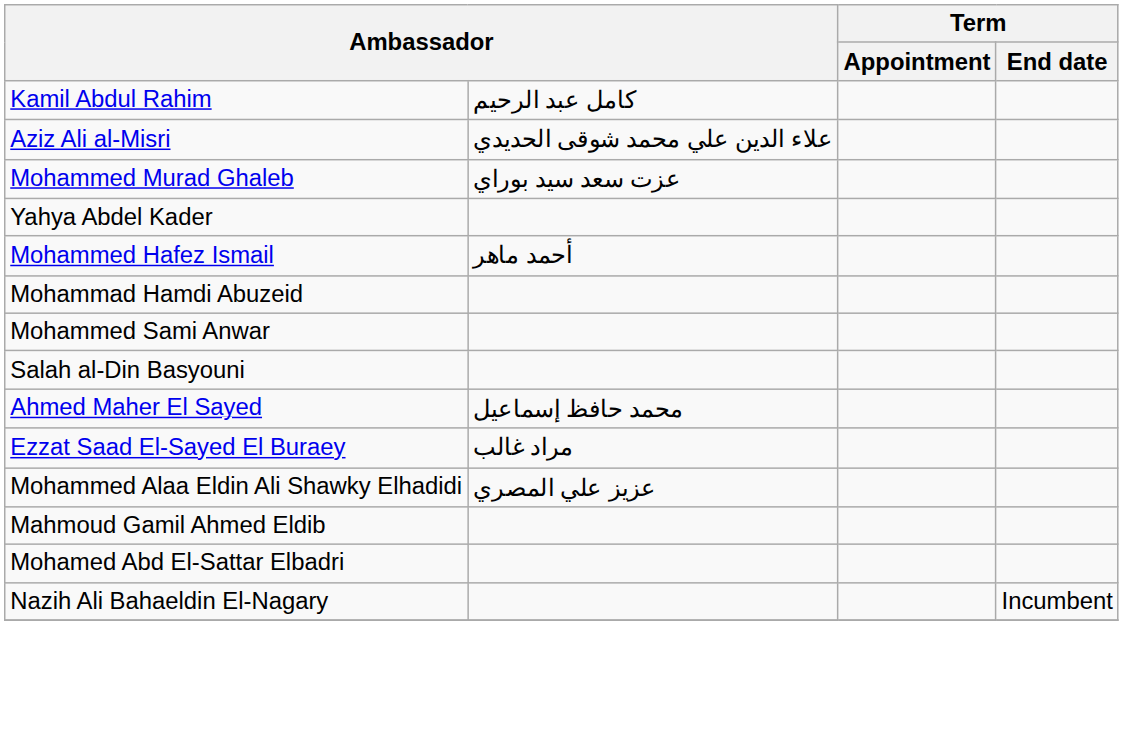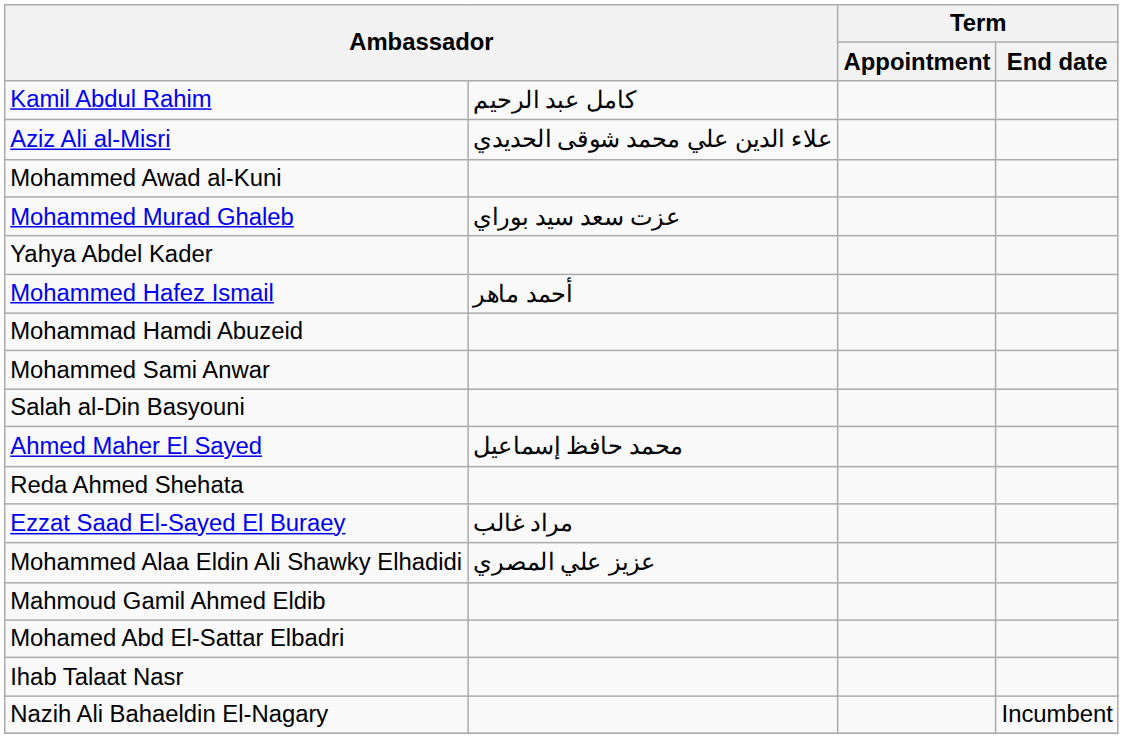+ row: (146, 177)
+ row: (127, 484)
+ row: (97, 676)
